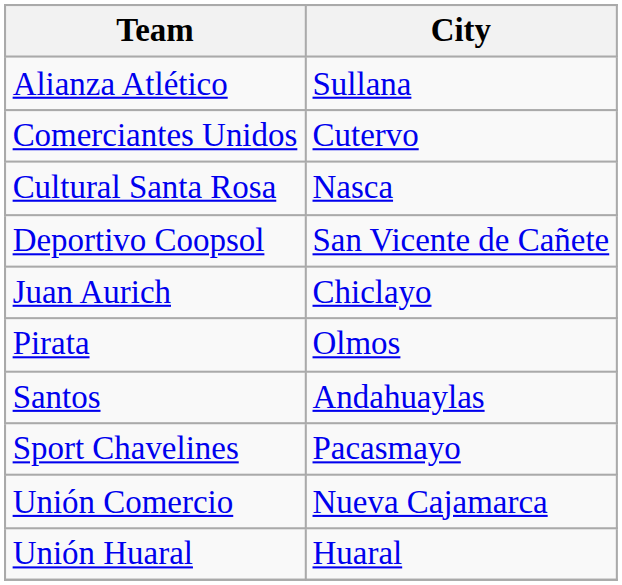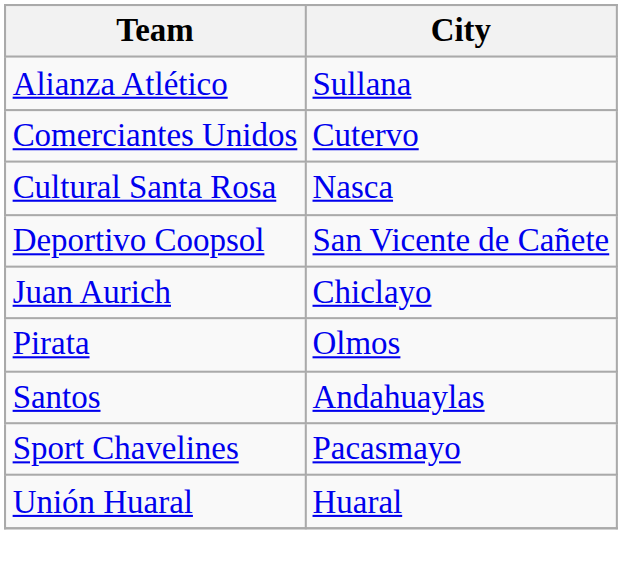- row: (123, 501)
